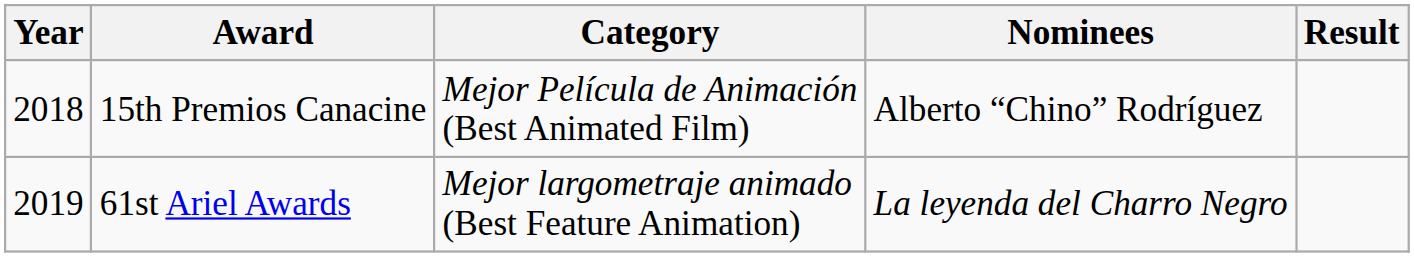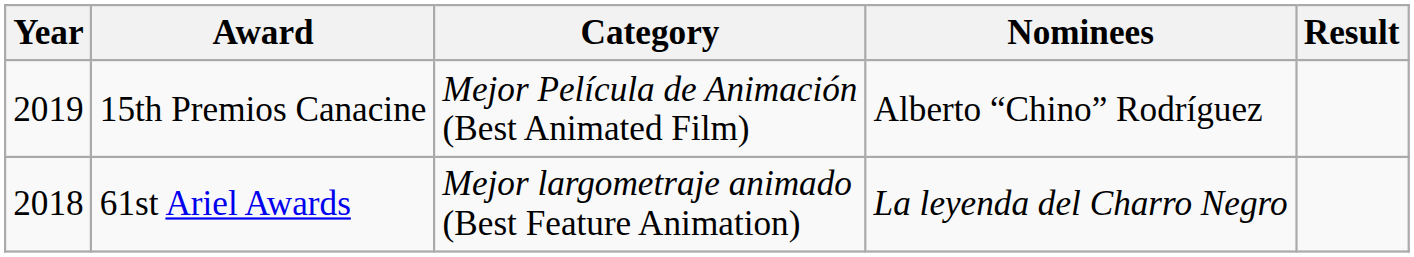(48, 108) 2018 -> (48, 108) 2019
(48, 203) 2019 -> (48, 203) 2018
